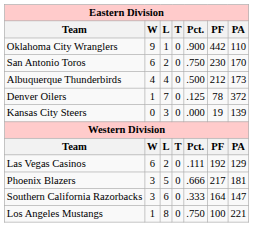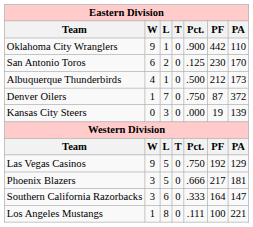(196, 63) .750 -> (196, 63) .125
(166, 79) 4 -> (166, 79) 1
(196, 96) .125 -> (196, 96) .750
(218, 96) 78 -> (218, 96) 87
(152, 163) 6 -> (152, 163) 9
(166, 163) 2 -> (166, 163) 5
(196, 163) .111 -> (196, 163) .750
(196, 213) .750 -> (196, 213) .111
